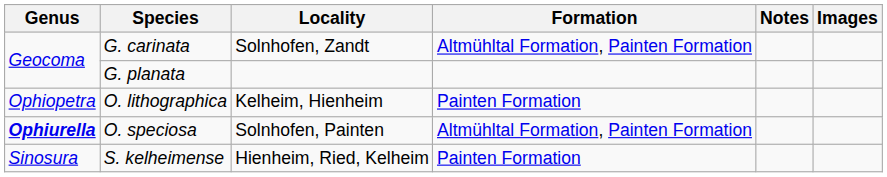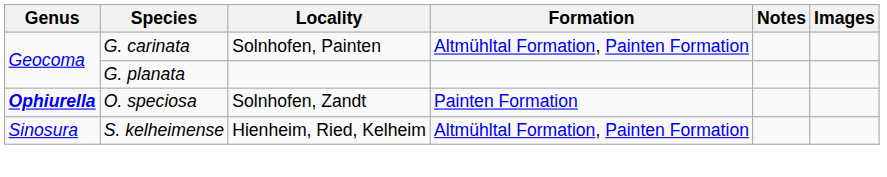(302, 46) Solnhofen, Zandt -> (307, 46) Solnhofen, Painten
- row: (165, 102)
(310, 130) Solnhofen, Painten -> (299, 102) Solnhofen, Zandt
(594, 130) Altmühltal Formation, Painten Formation -> (506, 102) Painten Formation
(509, 158) Painten Formation -> (591, 130) Altmühltal Formation, Painten Formation
